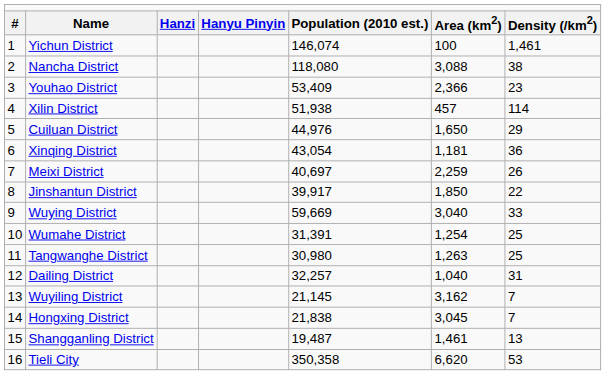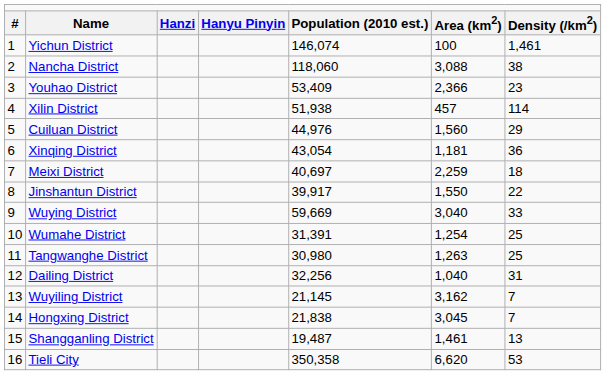(315, 67) 118,080 -> (315, 67) 118,060
(451, 130) 1,650 -> (451, 130) 1,560
(515, 172) 26 -> (515, 172) 18
(451, 192) 1,850 -> (451, 192) 1,550
(312, 276) 32,257 -> (312, 276) 32,256
